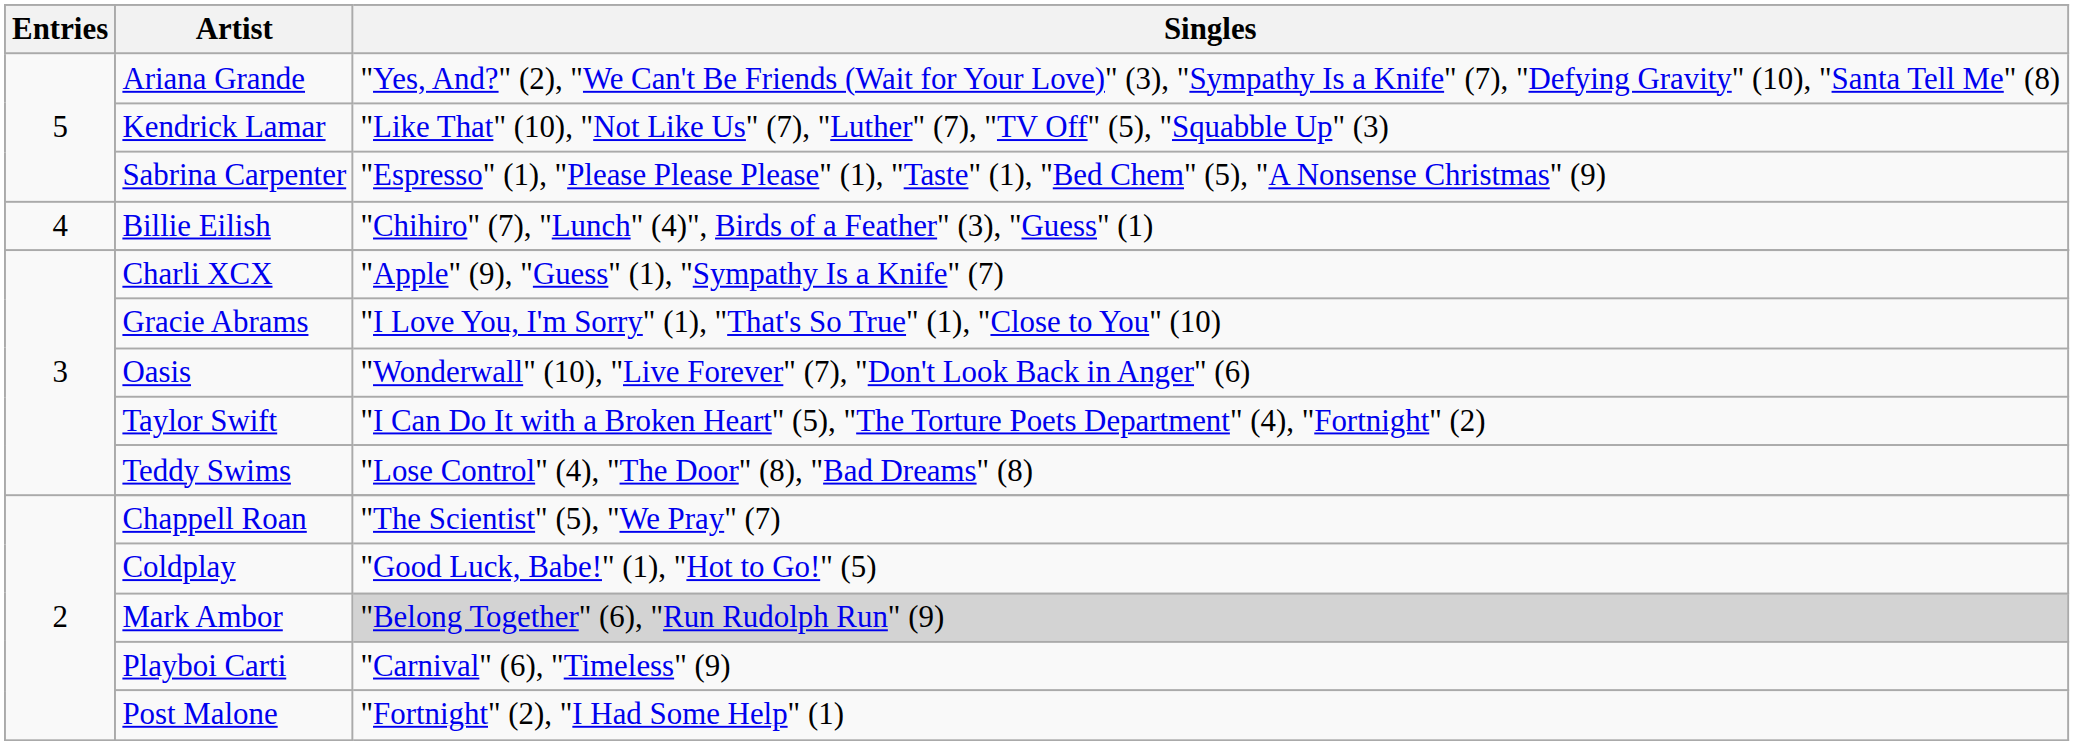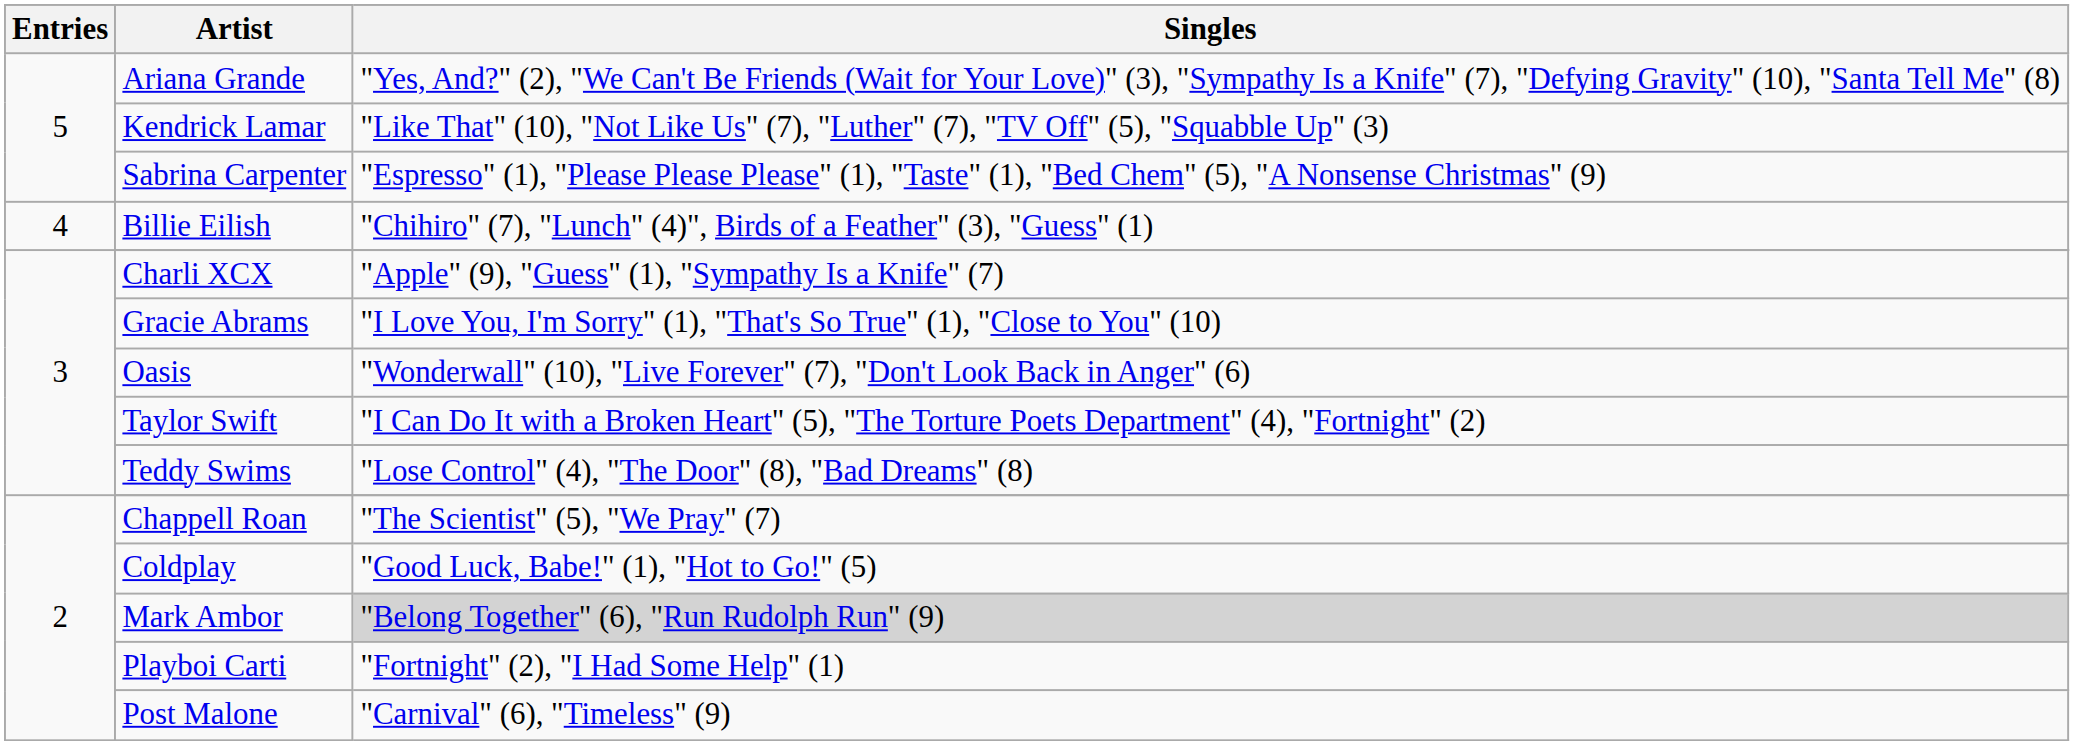(545, 665) "Carnival" (6), "Timeless" (9) -> (602, 665) "Fortnight" (2), "I Had Some Help" (1)
(602, 714) "Fortnight" (2), "I Had Some Help" (1) -> (545, 714) "Carnival" (6), "Timeless" (9)
